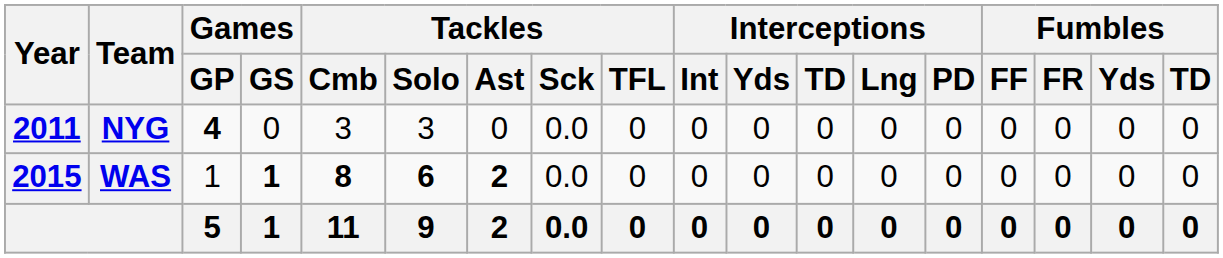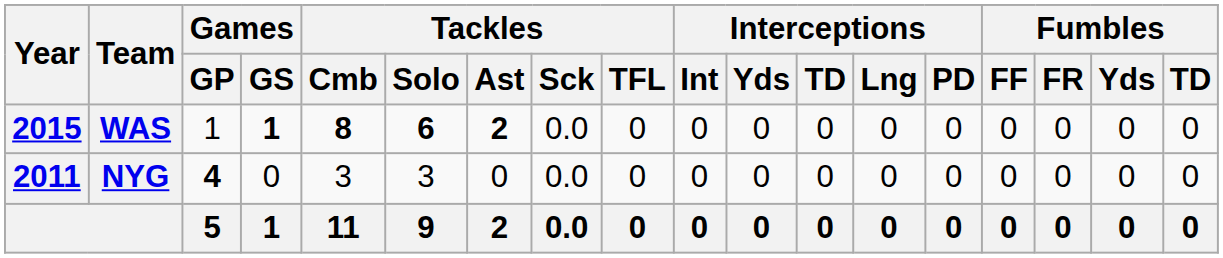rows swapped: (136, 128) <-> (136, 177)
